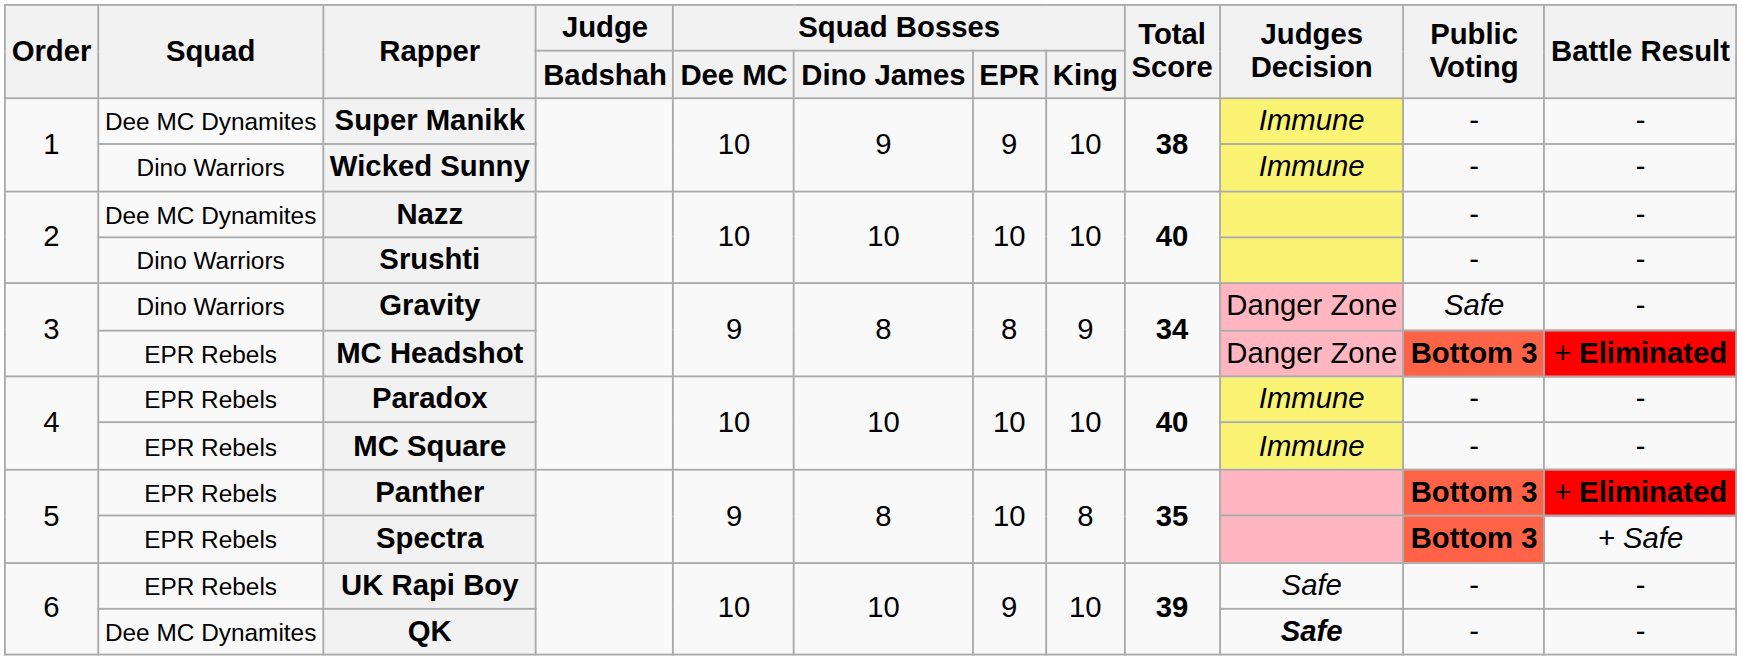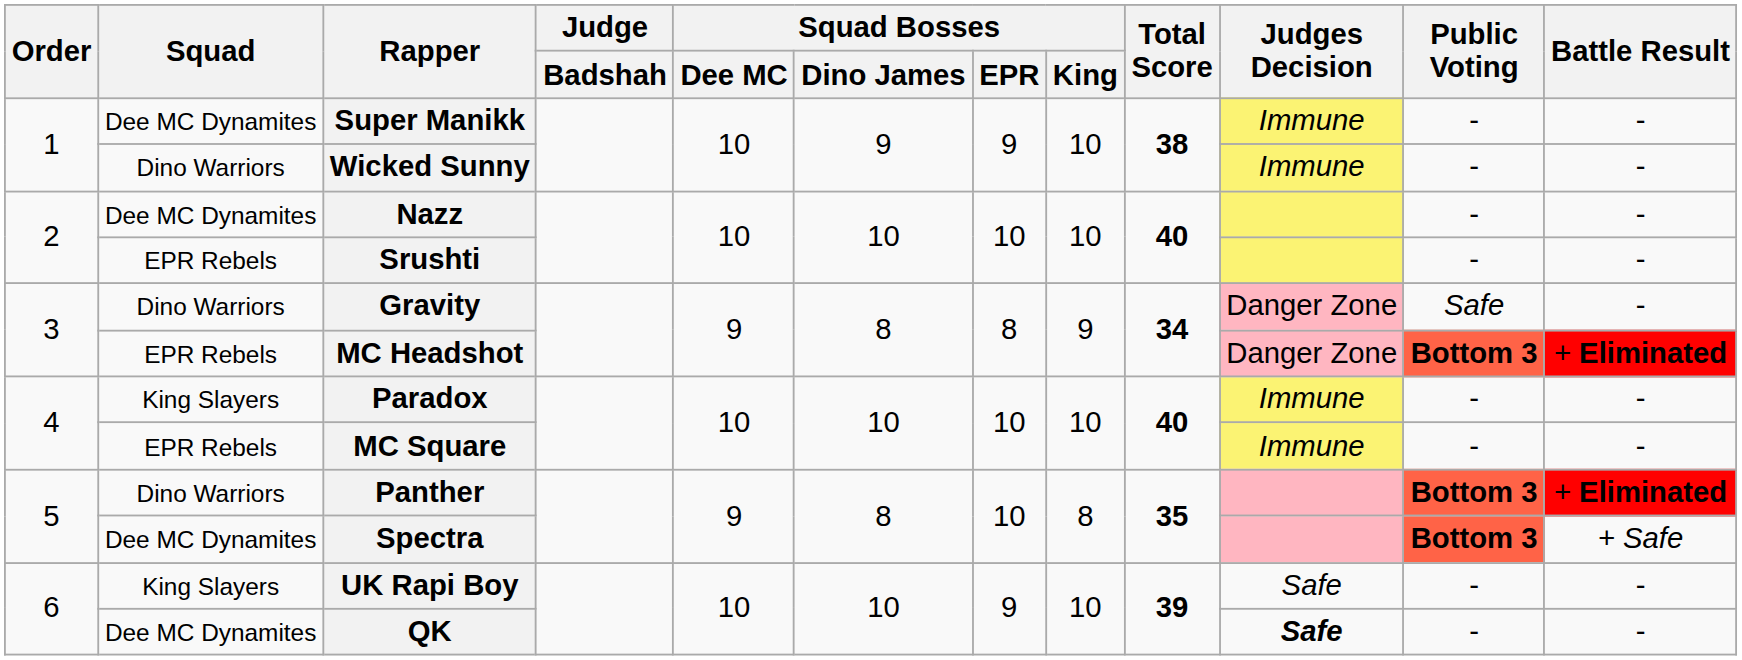(211, 261) Dino Warriors -> (211, 261) EPR Rebels
(211, 401) EPR Rebels -> (211, 401) King Slayers
(211, 493) EPR Rebels -> (211, 493) Dino Warriors
(211, 540) EPR Rebels -> (211, 540) Dee MC Dynamites
(211, 586) EPR Rebels -> (211, 586) King Slayers
